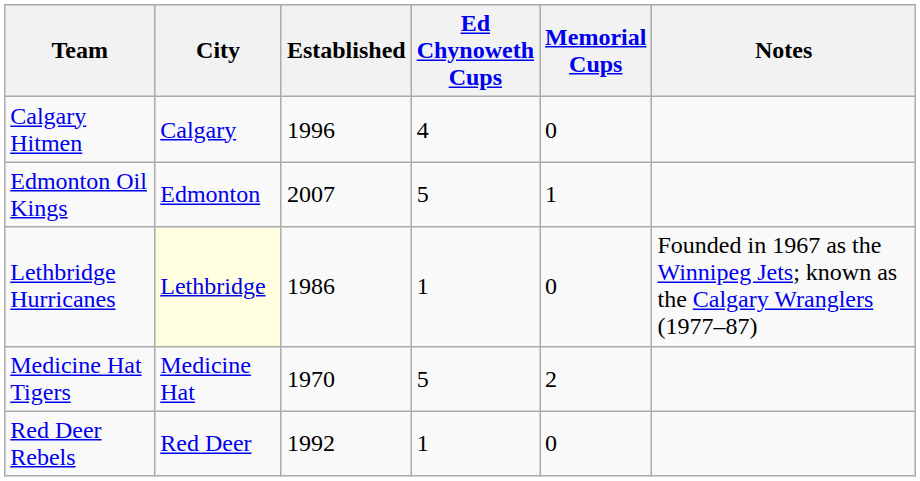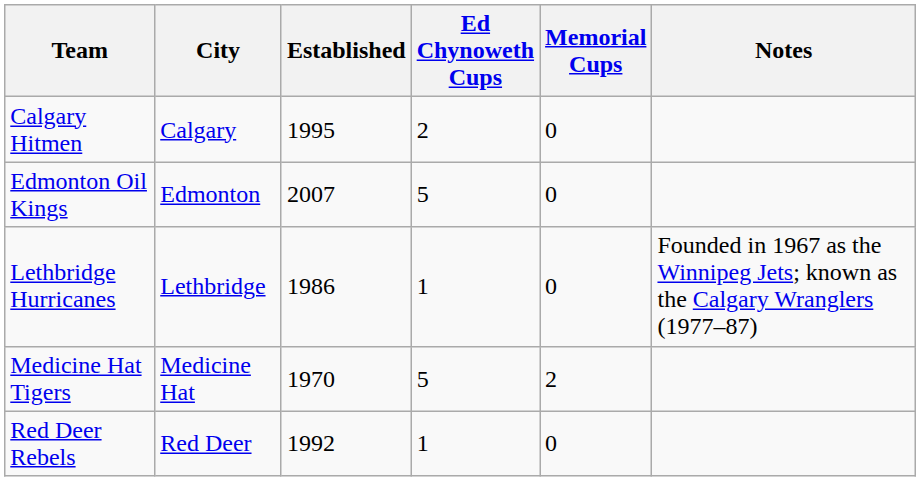(311, 129) 1996 -> (311, 129) 1995
(423, 129) 4 -> (423, 129) 2
(551, 194) 1 -> (551, 194) 0
(213, 286) lightyellow background -> (213, 286) no background
